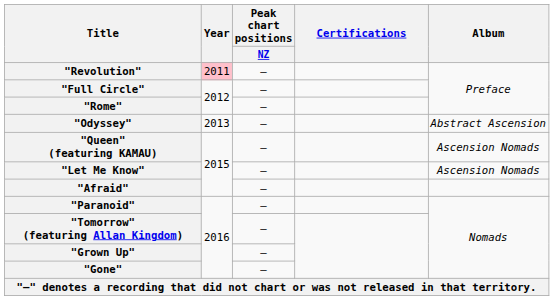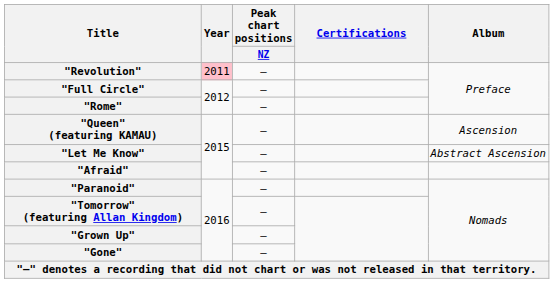- row: (103, 123)
(488, 147) Ascension Nomads -> (488, 129) Ascension
(488, 170) Ascension Nomads -> (488, 153) Abstract Ascension
